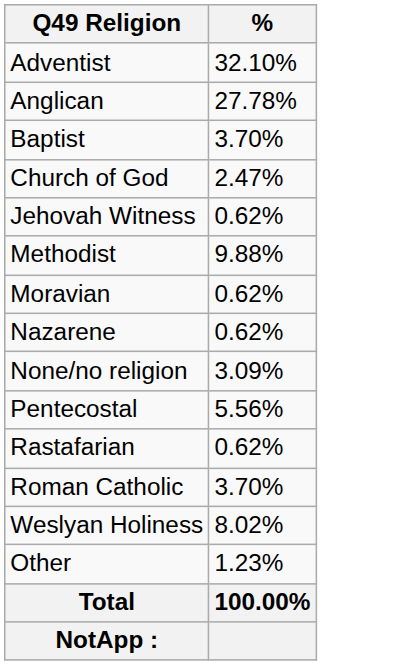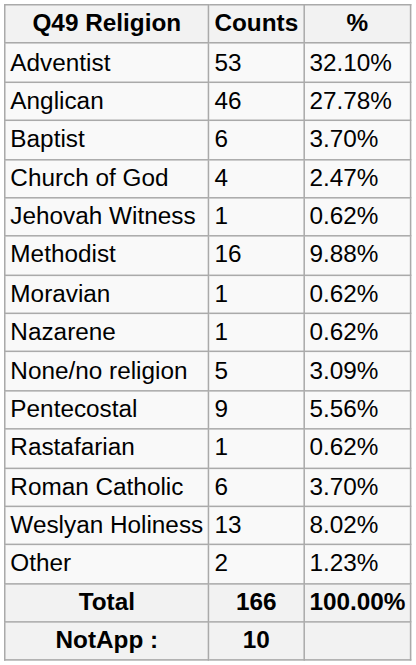+ column: (256, 23)
